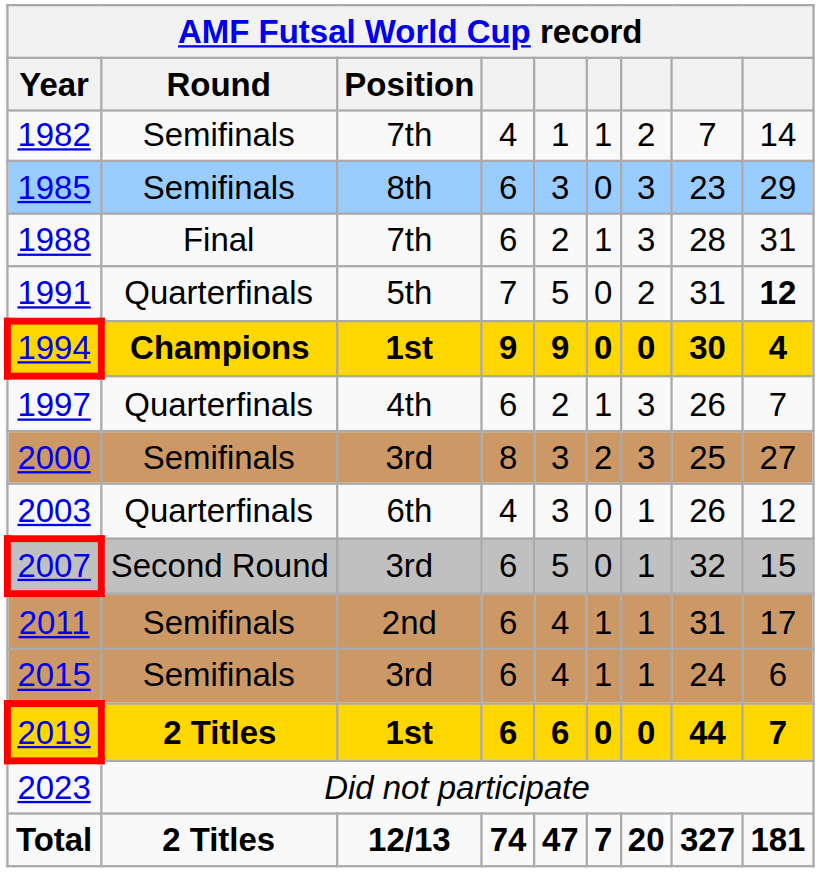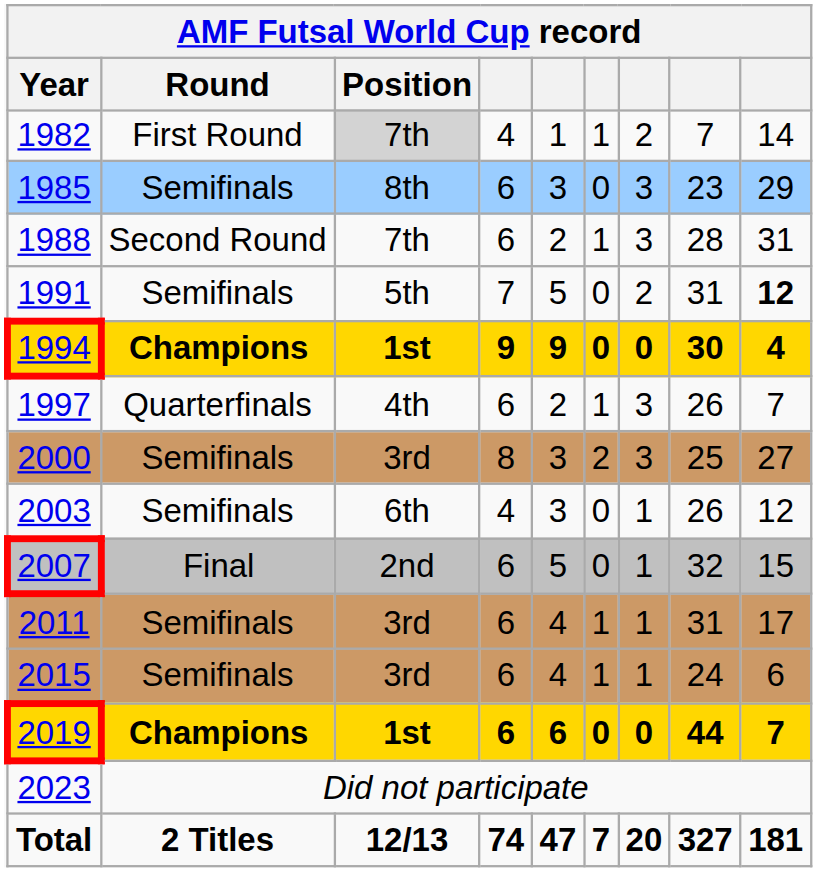(219, 136) Semifinals -> (218, 136) First Round
(409, 136) no background -> (407, 136) lightgrey background
(219, 240) Final -> (218, 240) Second Round
(219, 293) Quarterfinals -> (218, 293) Semifinals
(219, 511) Quarterfinals -> (218, 511) Semifinals
(220, 566) Second Round -> (219, 566) Final
(409, 566) 3rd -> (407, 566) 2nd
(409, 622) 2nd -> (407, 622) 3rd
(220, 732) 2 Titles -> (219, 732) Champions
